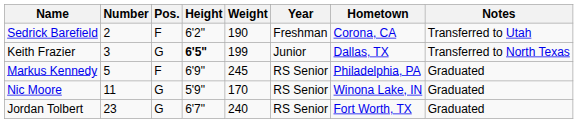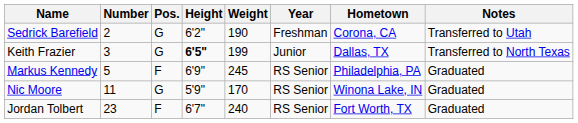(158, 33) F -> (159, 33) G
(159, 109) G -> (158, 109) F
